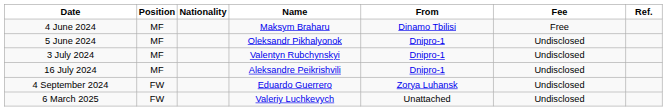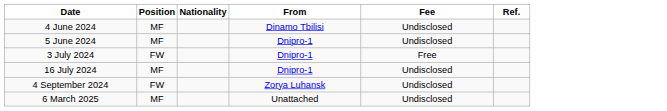- column: (295, 12)
(559, 27) Free -> (427, 27) Undisclosed
(157, 56) MF -> (157, 56) FW
(559, 56) Undisclosed -> (427, 56) Free
(157, 99) FW -> (157, 99) MF
